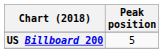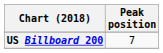(132, 40) 5 -> (132, 40) 7
